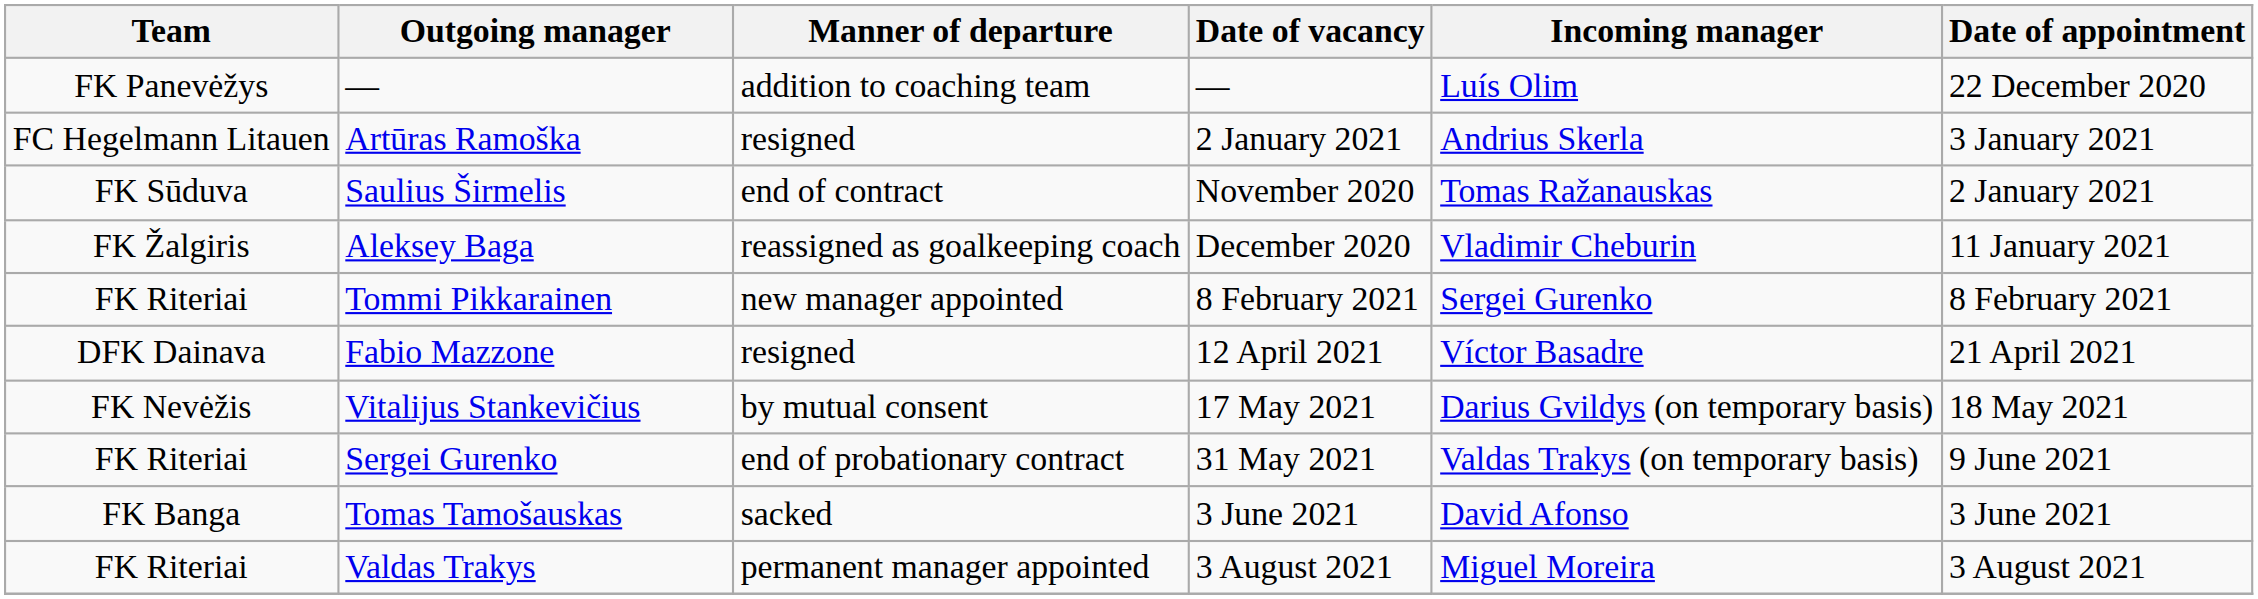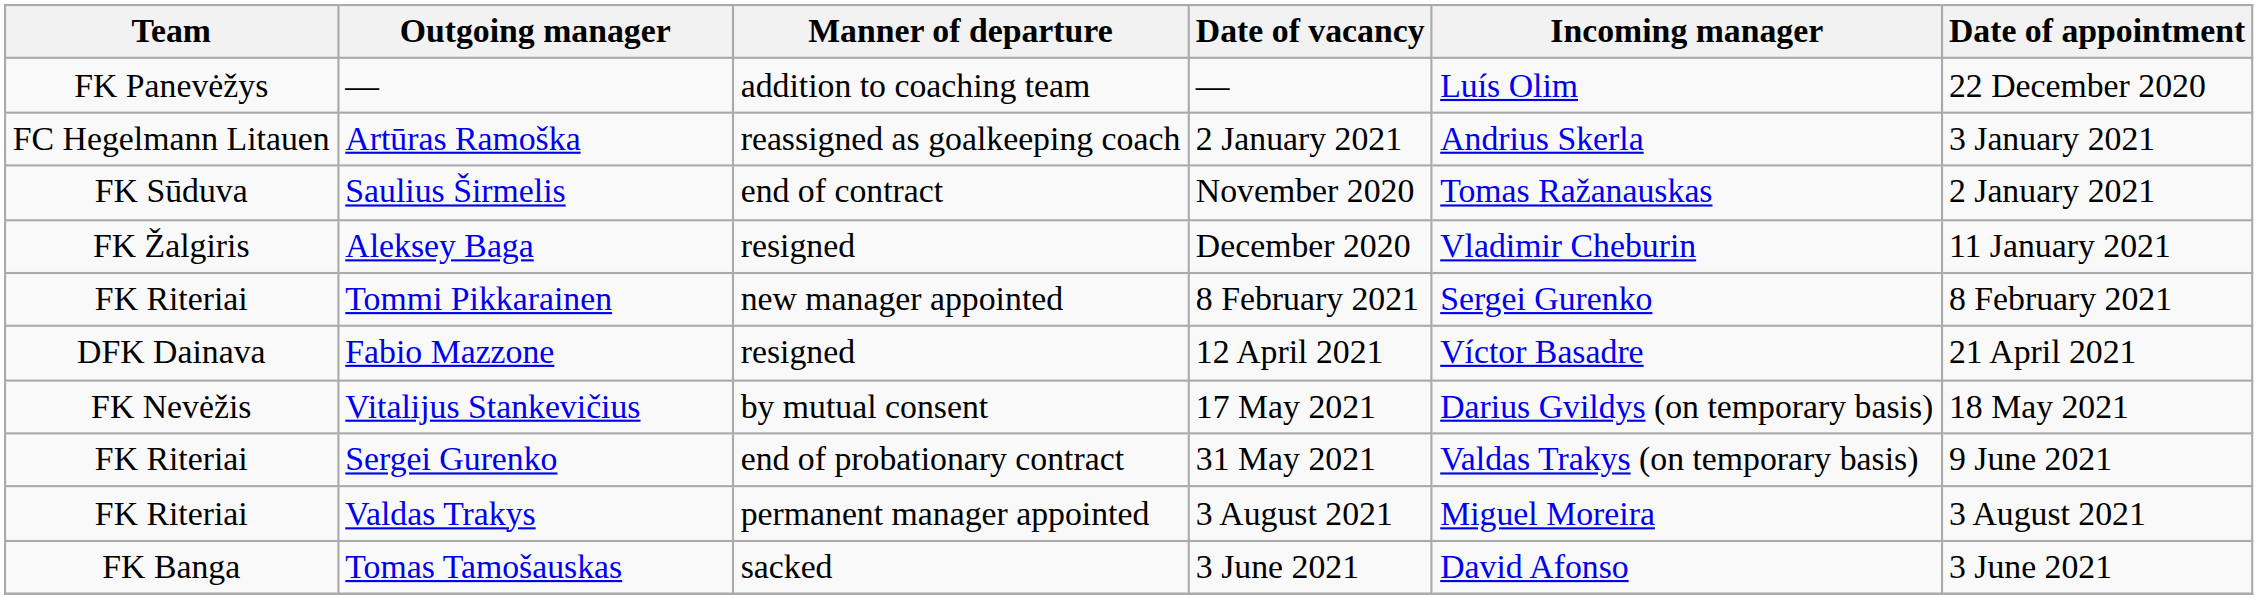(798, 138) resigned -> (960, 138) reassigned as goalkeeping coach
(960, 245) reassigned as goalkeeping coach -> (798, 245) resigned
rows swapped: (484, 513) <-> (440, 566)
